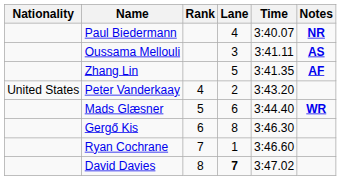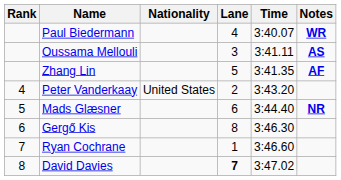columns swapped: (200, 14) <-> (43, 14)
(316, 33) NR -> (316, 33) WR
(316, 109) WR -> (316, 109) NR
